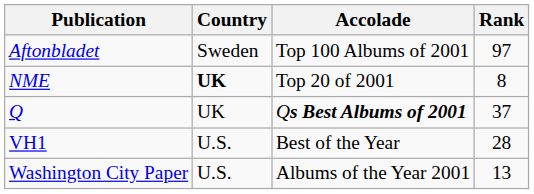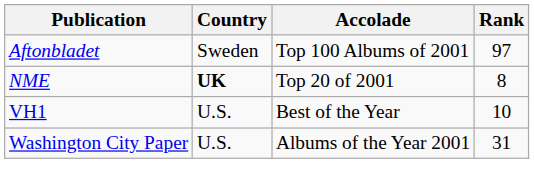- row: (16, 111)
(502, 142) 28 -> (502, 111) 10
(502, 173) 13 -> (502, 142) 31
